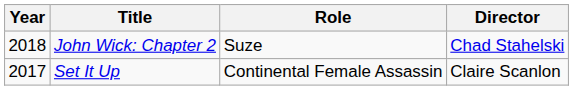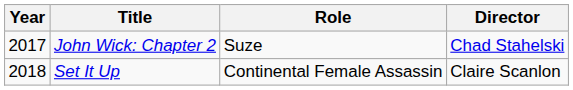(27, 44) 2018 -> (27, 44) 2017
(27, 71) 2017 -> (27, 71) 2018
